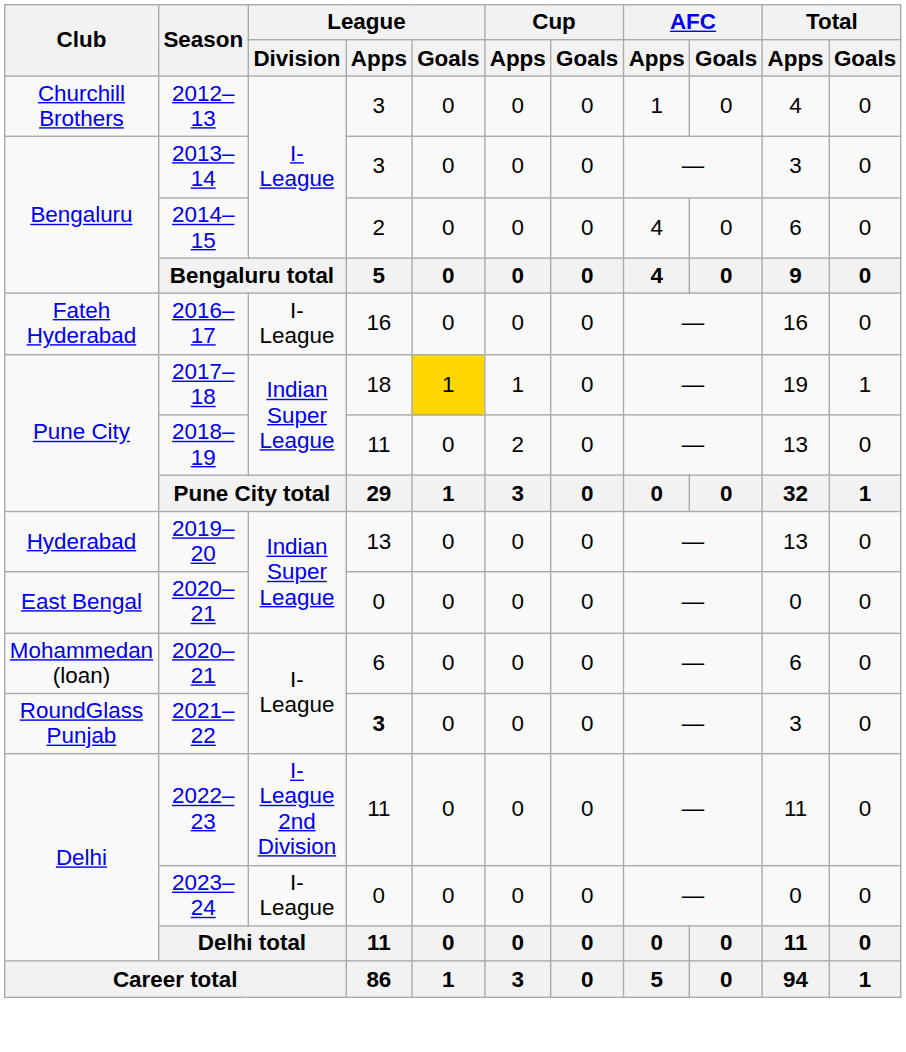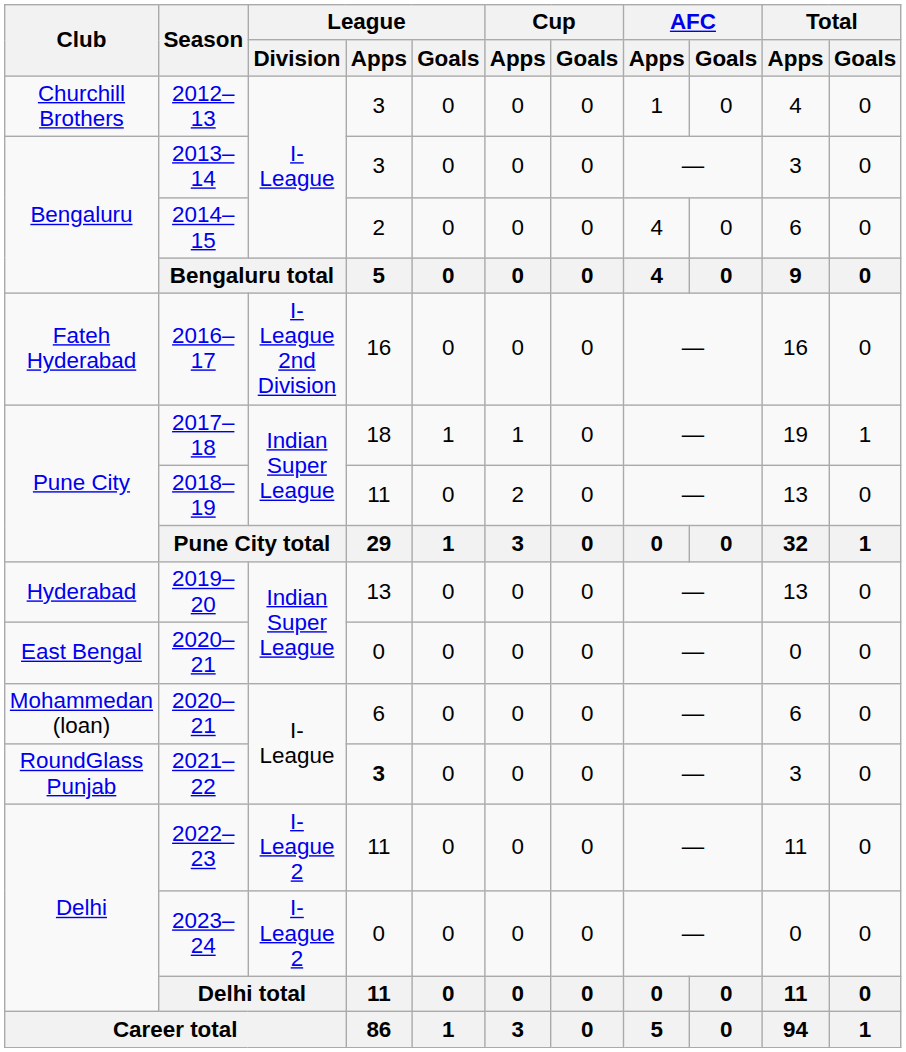(297, 323) I-League -> (297, 348) I-League 2nd Division
(448, 384) gold background -> (448, 434) no background
(297, 809) I-League 2nd Division -> (297, 847) I-League 2
(297, 895) I-League -> (297, 933) I-League 2
